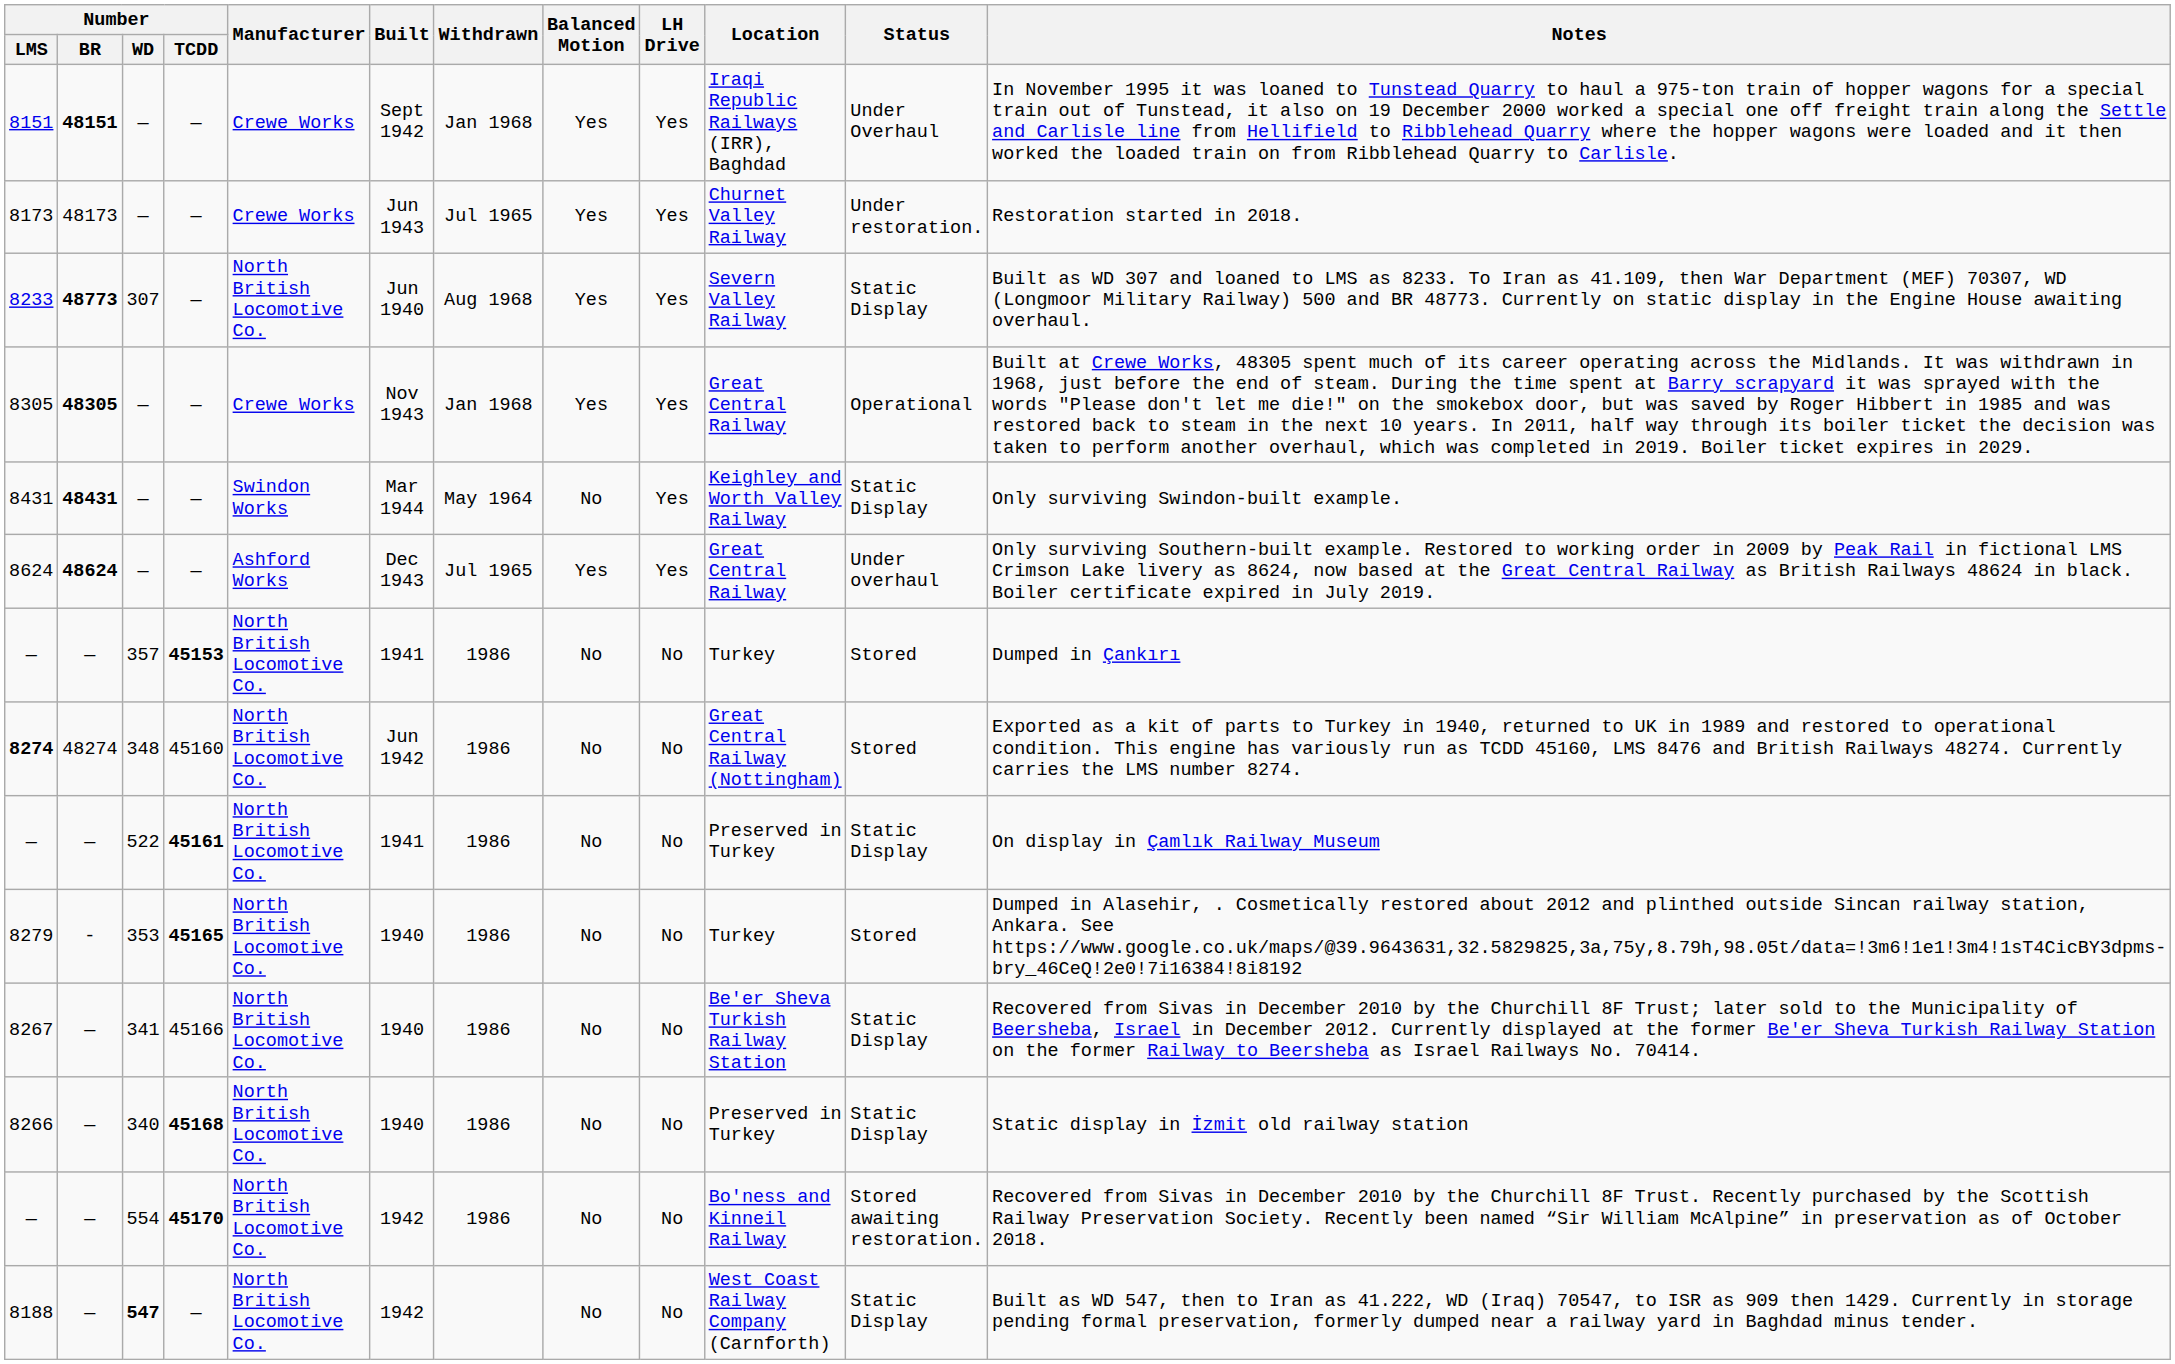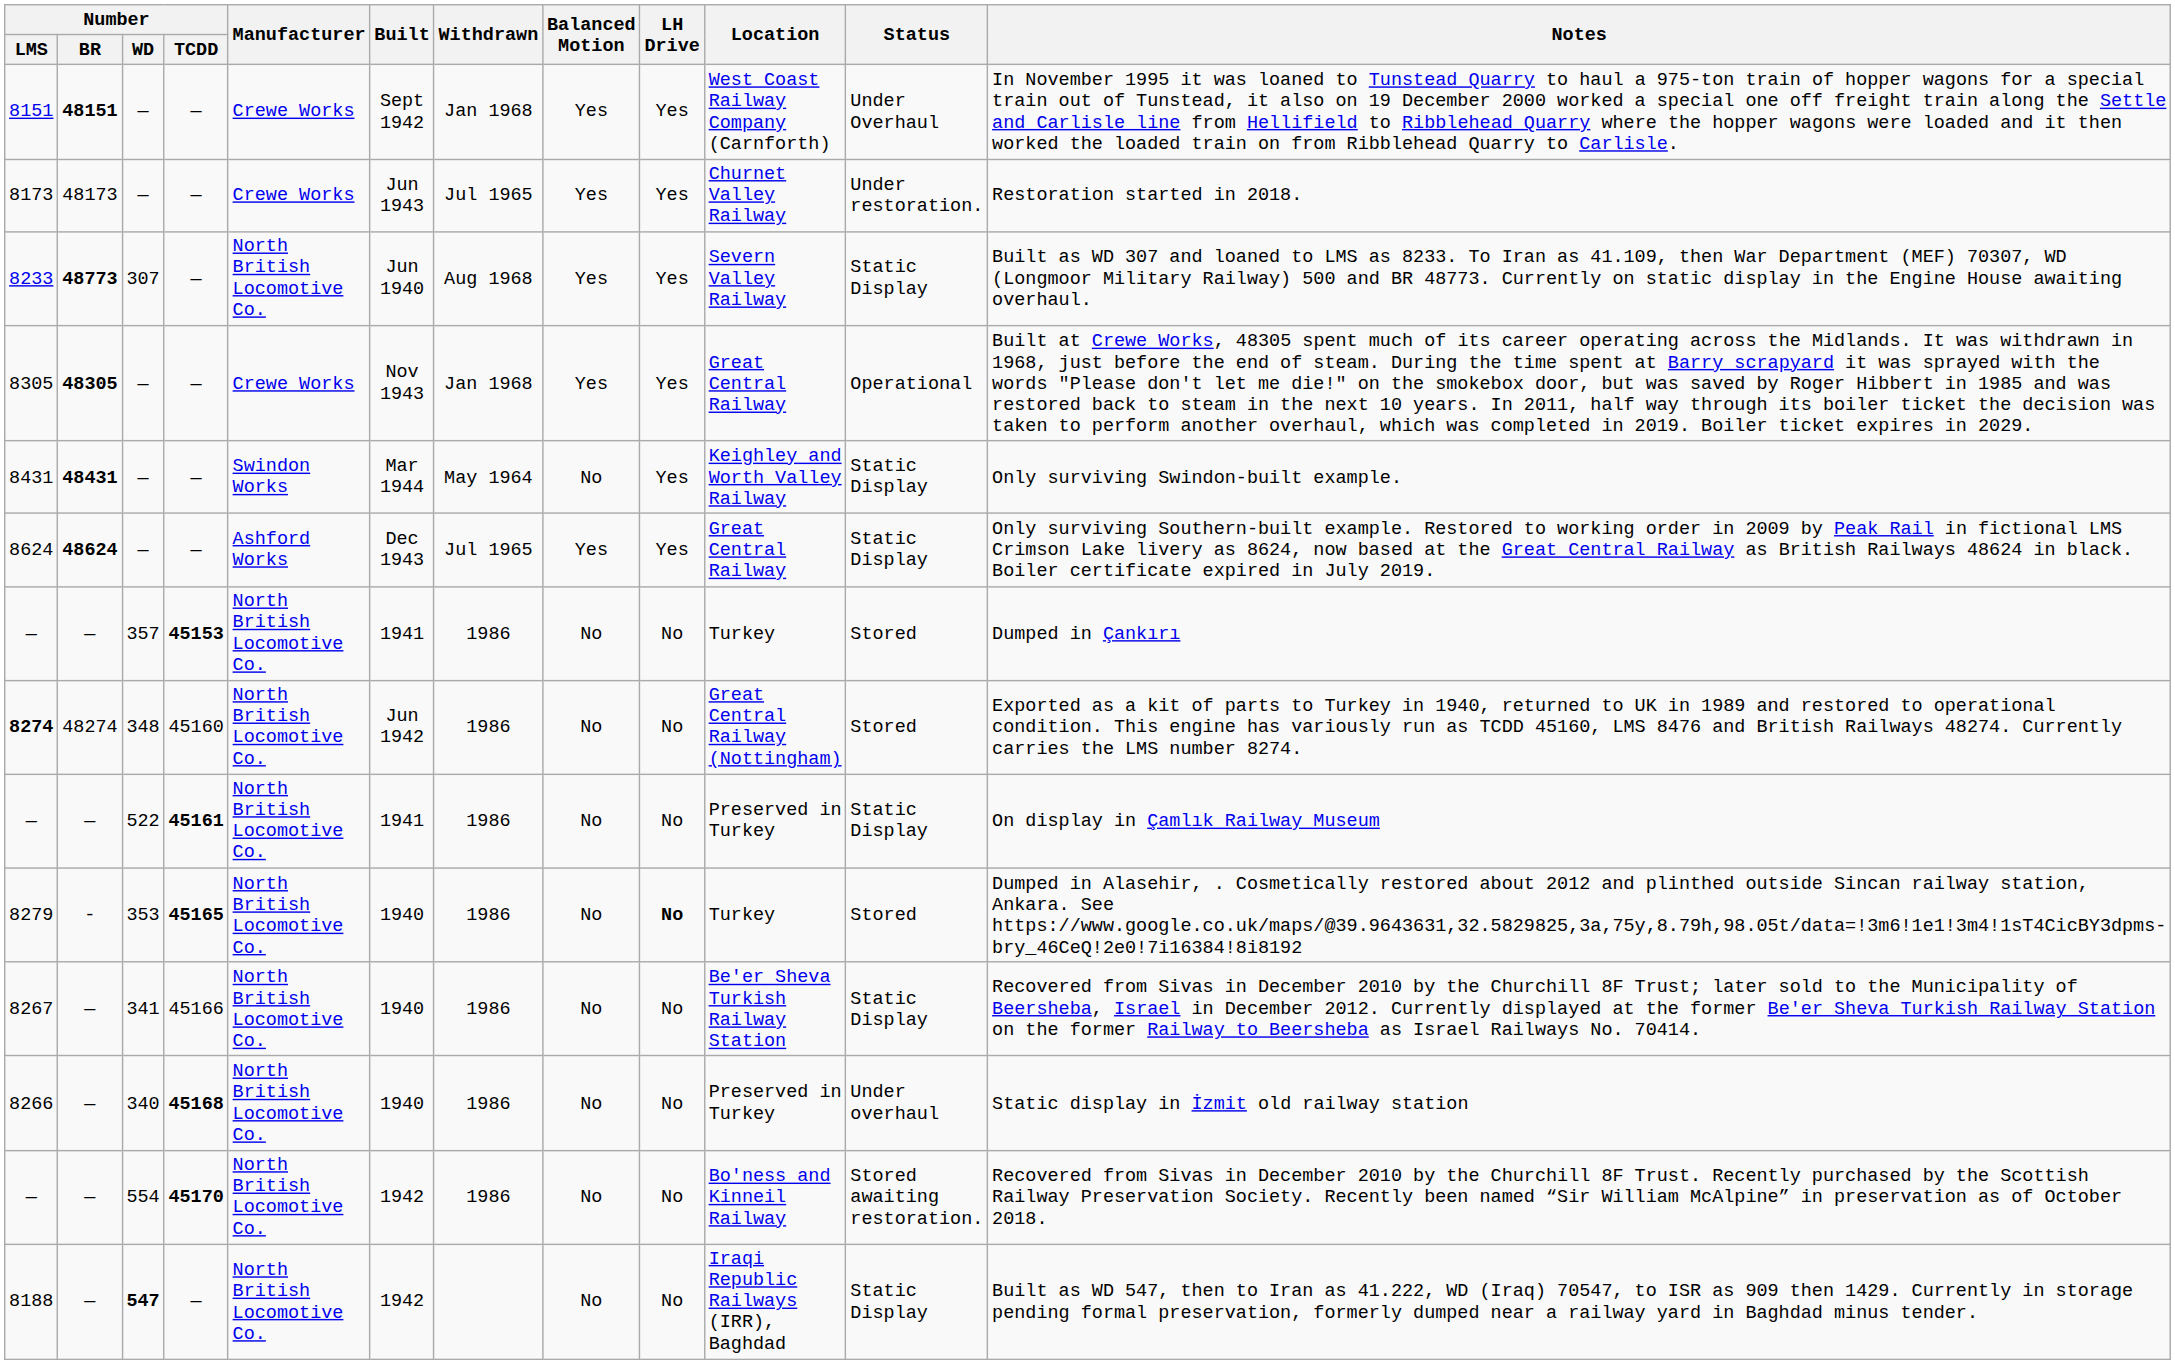(753, 123) Iraqi Republic Railways (IRR), Baghdad -> (770, 112) West Coast Railway Company (Carnforth)
(895, 571) Under overhaul -> (889, 550) Static Display
(672, 936) normal -> (672, 915) bold
(889, 1124) Static Display -> (895, 1103) Under overhaul
(770, 1312) West Coast Railway Company (Carnforth) -> (753, 1302) Iraqi Republic Railways (IRR), Baghdad
